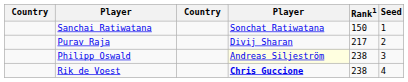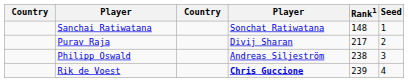(359, 28) 150 -> (359, 28) 148
(277, 56) lightyellow background -> (277, 56) no background
(359, 70) 238 -> (359, 70) 239
